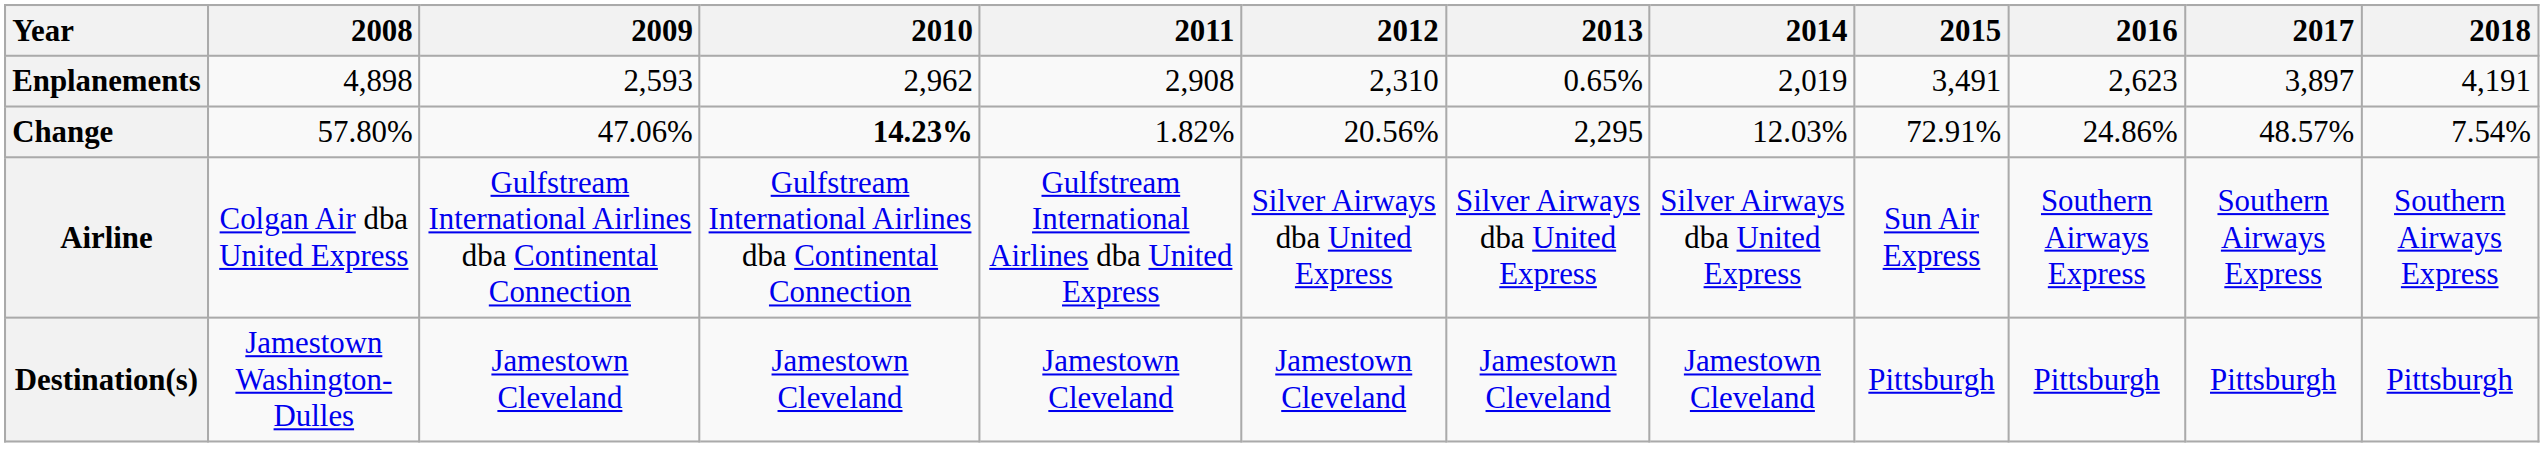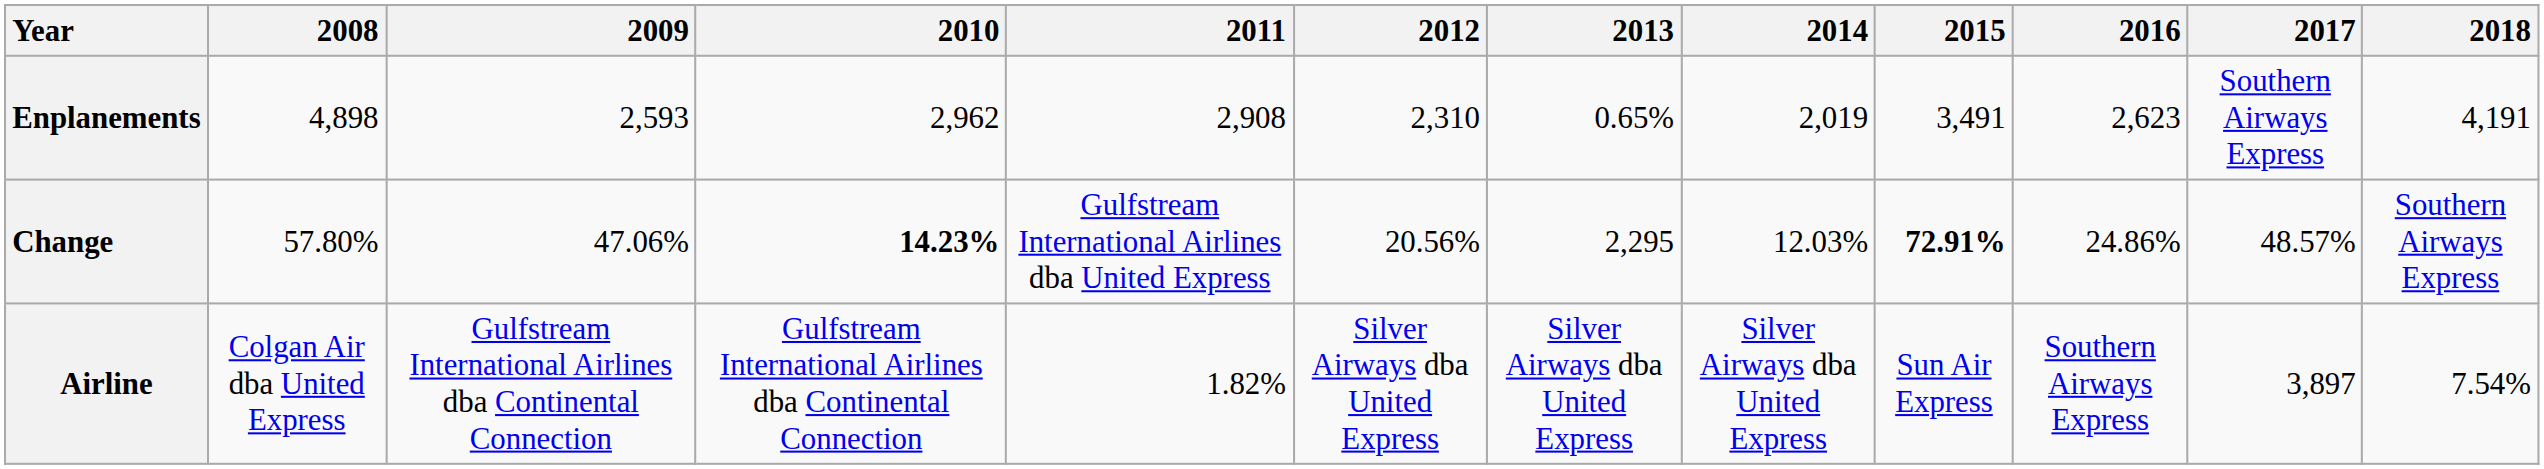(2320, 81) 3,897 -> (2275, 117) Southern Airways Express
(1195, 131) 1.82% -> (1150, 241) Gulfstream International Airlines dba United Express
(1954, 131) normal -> (1955, 241) bold
(2491, 131) 7.54% -> (2450, 241) Southern Airways Express
(1111, 237) Gulfstream International Airlines dba United Express -> (1246, 383) 1.82%
(2273, 237) Southern Airways Express -> (2321, 383) 3,897
(2450, 237) Southern Airways Express -> (2491, 383) 7.54%
- row: (106, 379)
